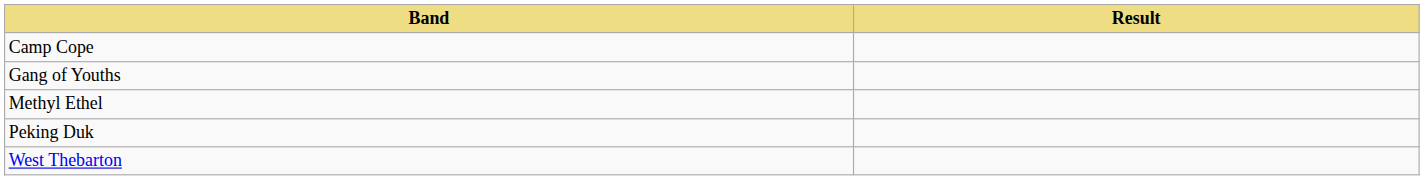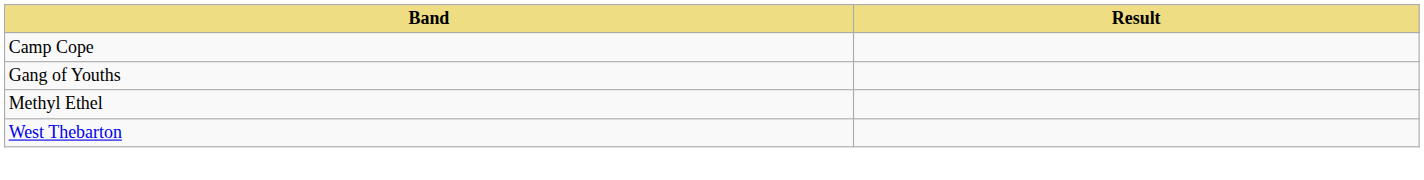- row: (51, 132)
